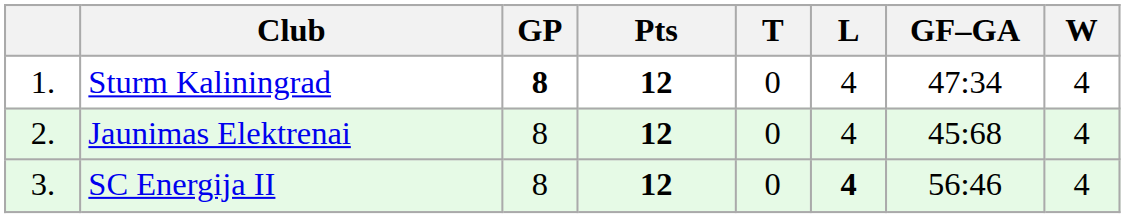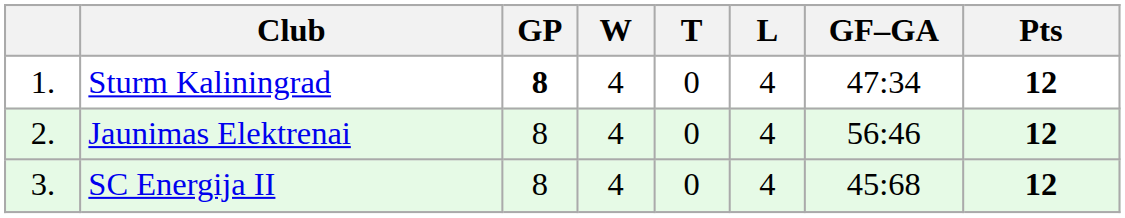columns swapped: (1082, 30) <-> (656, 30)
(965, 133) 45:68 -> (884, 133) 56:46
(849, 184) bold -> (767, 184) normal
(965, 184) 56:46 -> (884, 184) 45:68
